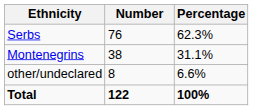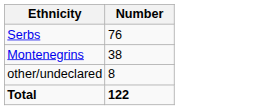- column: (211, 14)
